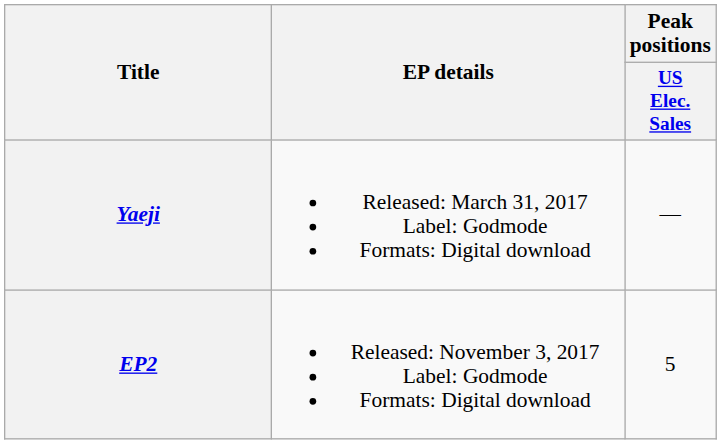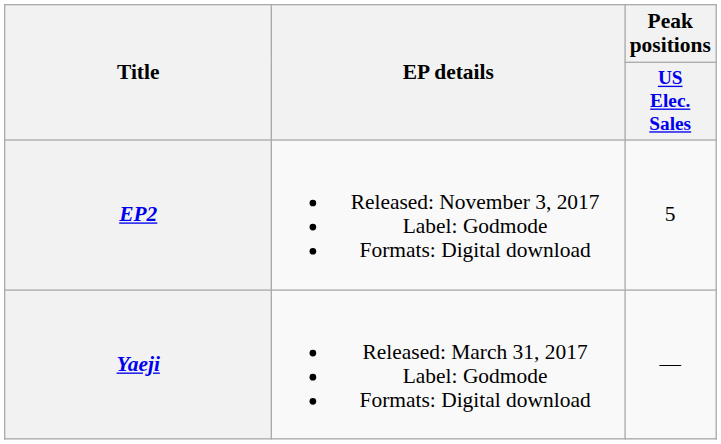rows swapped: (138, 214) <-> (138, 363)
